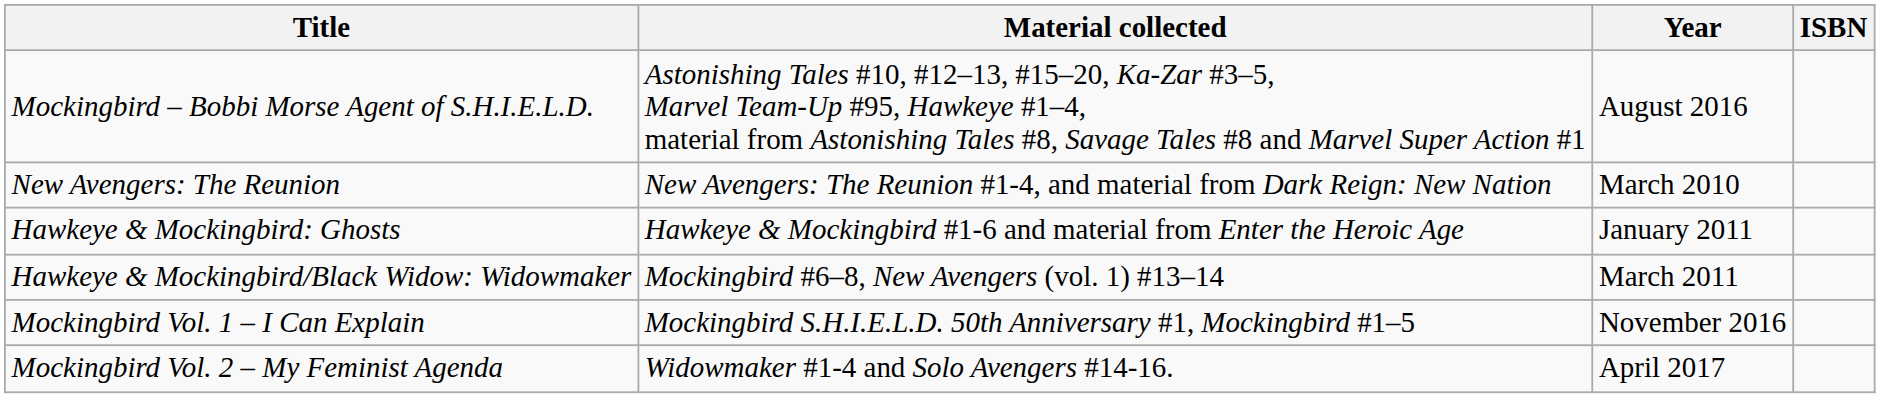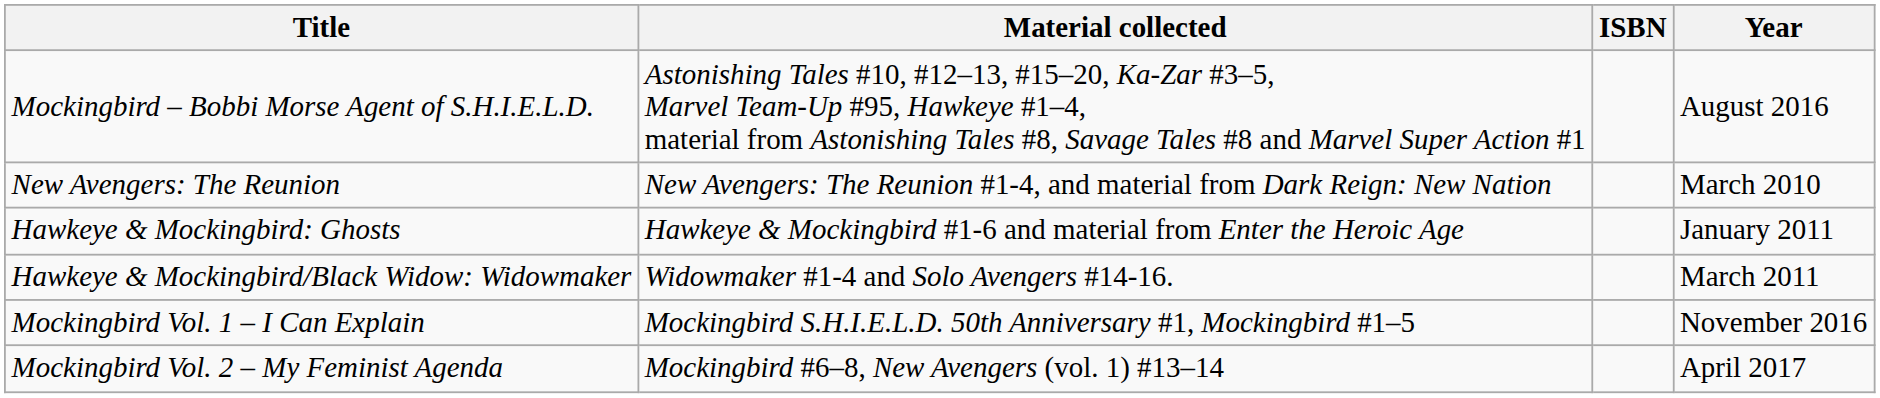columns swapped: (1693, 27) <-> (1833, 27)
(934, 276) Mockingbird #6–8, New Avengers (vol. 1) #13–14 -> (909, 276) Widowmaker #1-4 and Solo Avengers #14-16.
(909, 368) Widowmaker #1-4 and Solo Avengers #14-16. -> (934, 368) Mockingbird #6–8, New Avengers (vol. 1) #13–14
